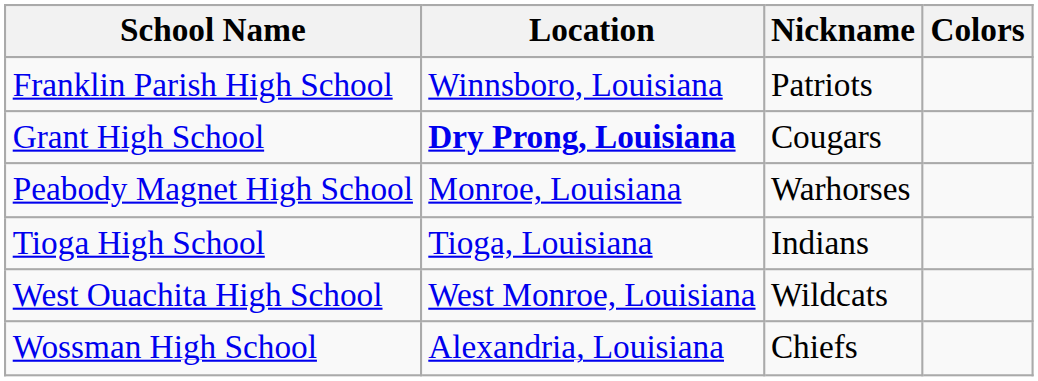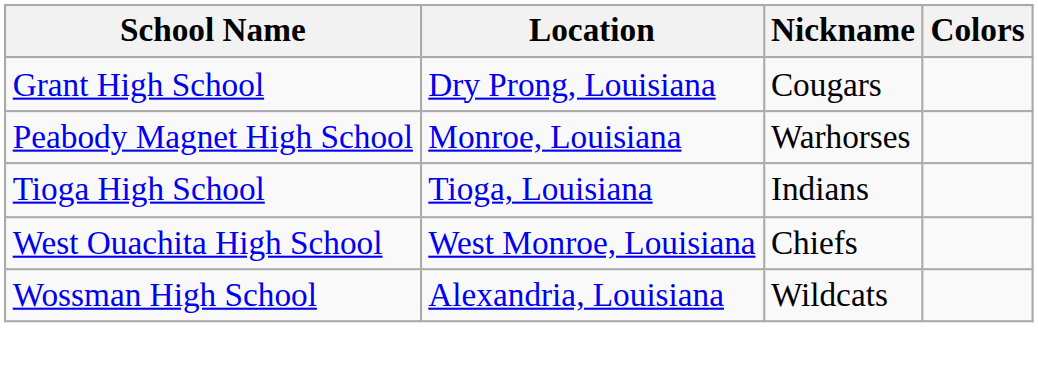- row: (203, 83)
(582, 136) bold -> (572, 83) normal
(829, 294) Wildcats -> (814, 242) Chiefs
(814, 347) Chiefs -> (829, 294) Wildcats
